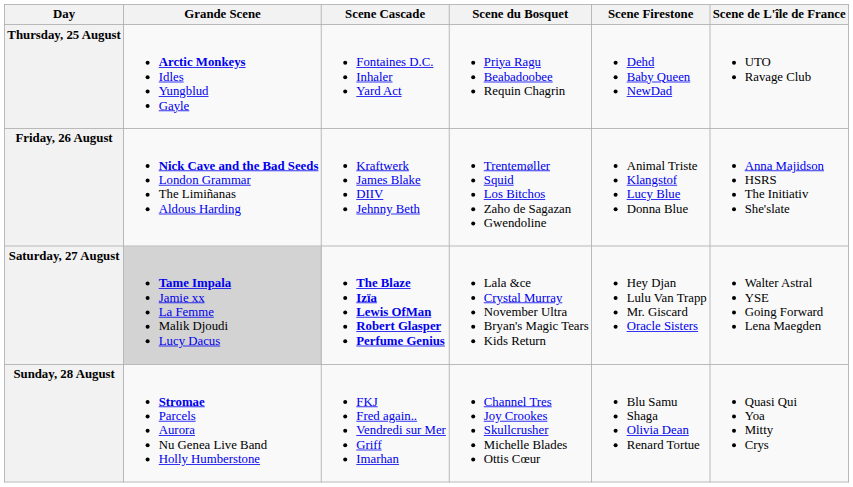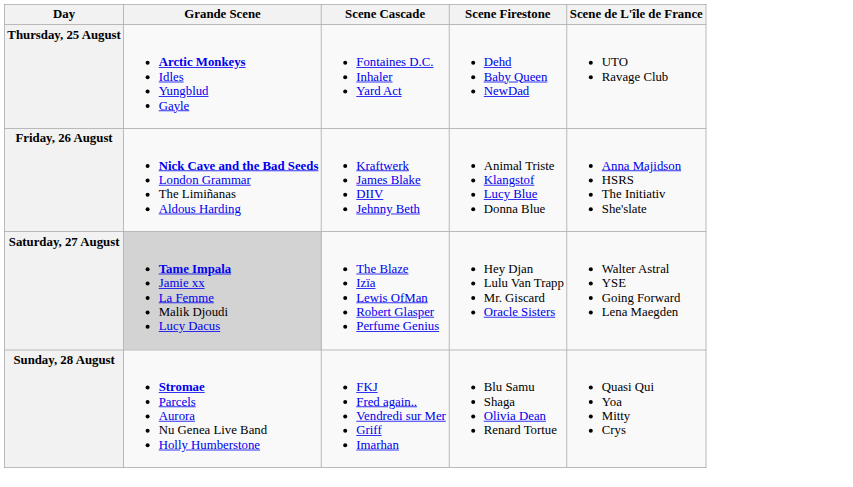- column: (520, 14)
(385, 312) bold -> (385, 298) normal
